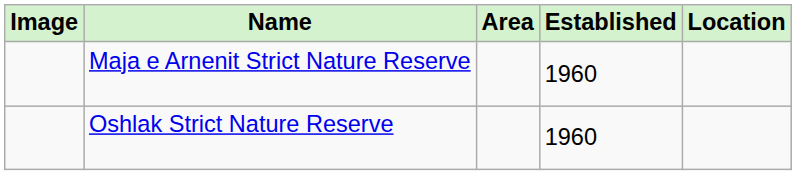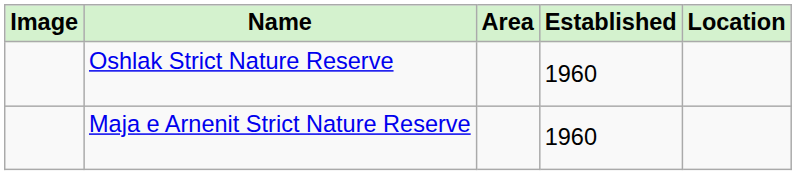rows swapped: (280, 60) <-> (241, 124)
